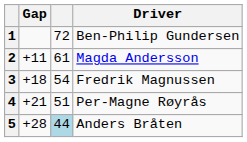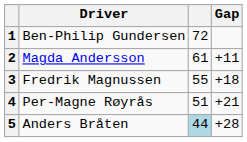columns swapped: (158, 16) <-> (35, 16)
(62, 82) 54 -> (200, 82) 55
